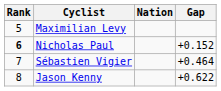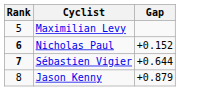- column: (155, 13)
(19, 61) normal -> (19, 61) bold
(196, 61) +0.464 -> (155, 61) +0.644
(196, 78) +0.622 -> (155, 78) +0.879
